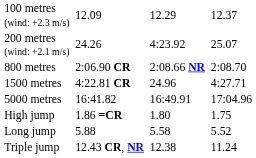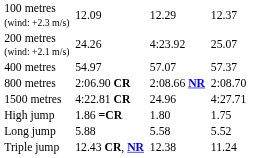+ row: (30, 67)
- row: (33, 99)
